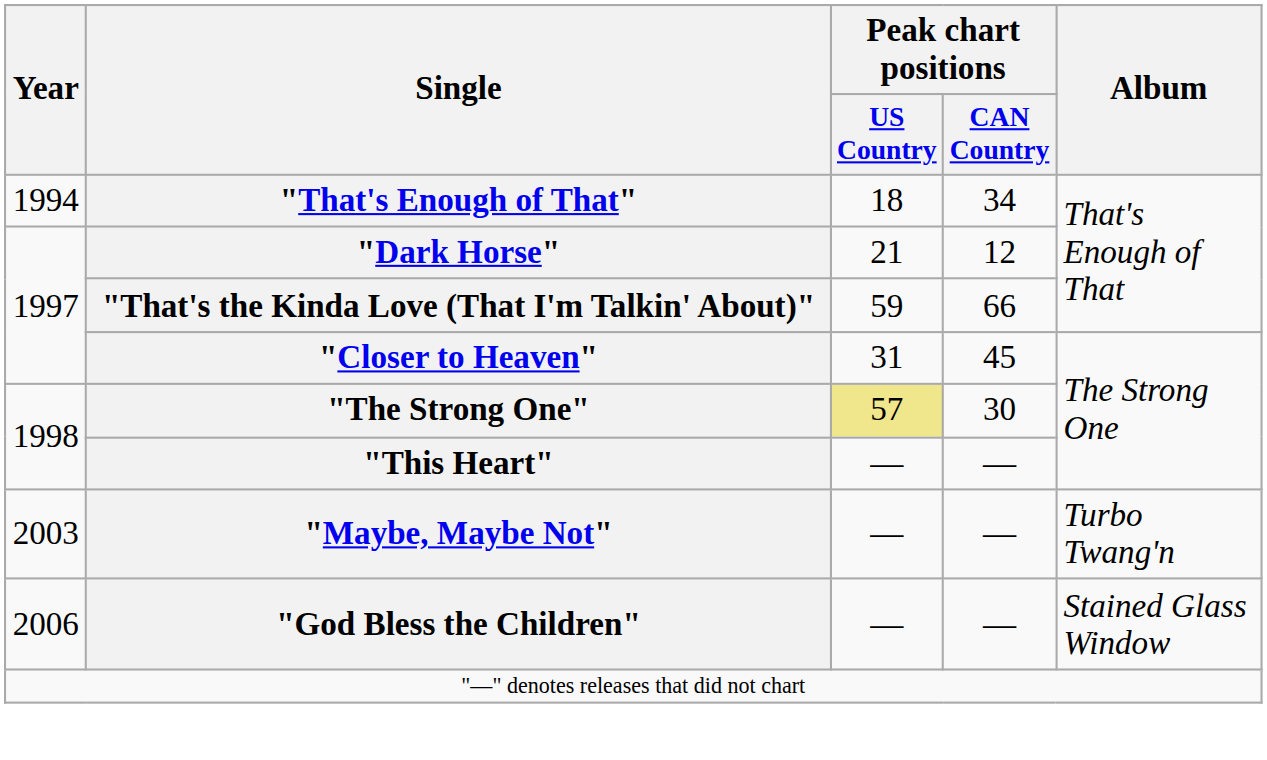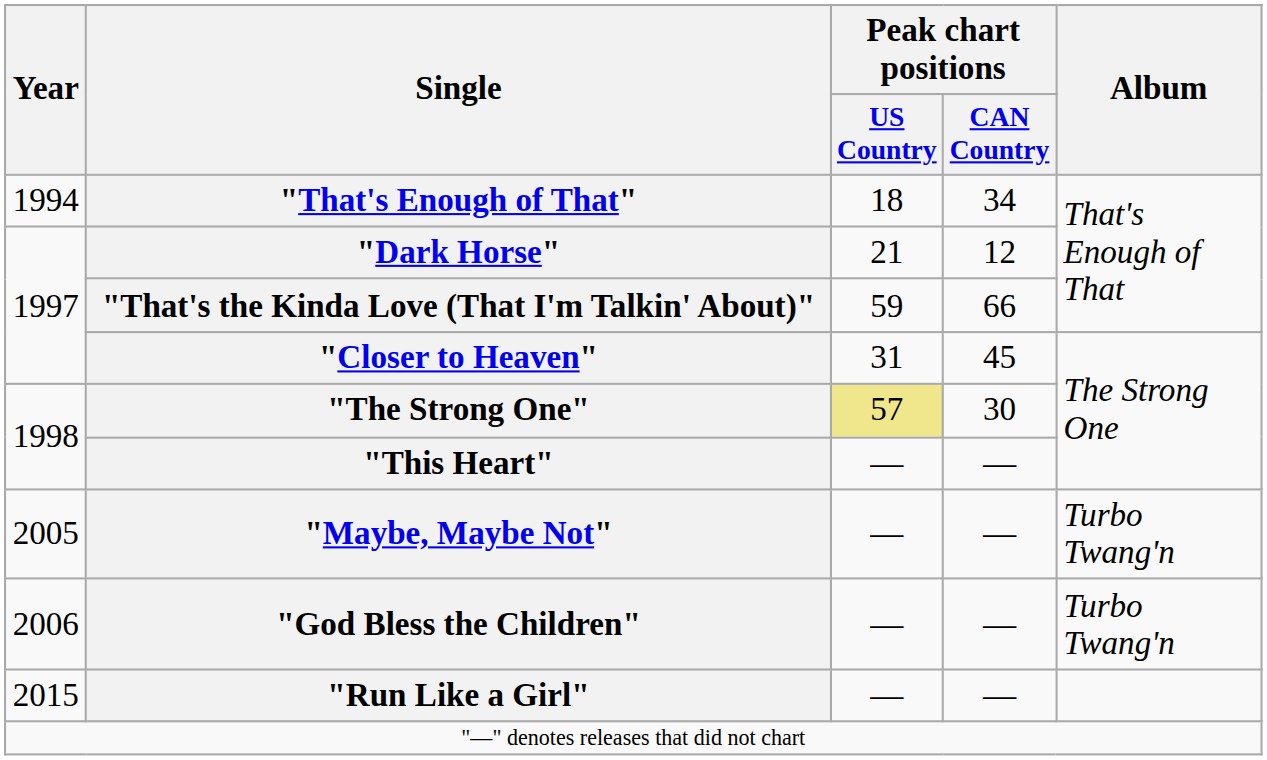(46, 533) 2003 -> (46, 533) 2005
(1155, 623) Stained Glass Window -> (1119, 623) Turbo Twang'n
+ row: (458, 694)
